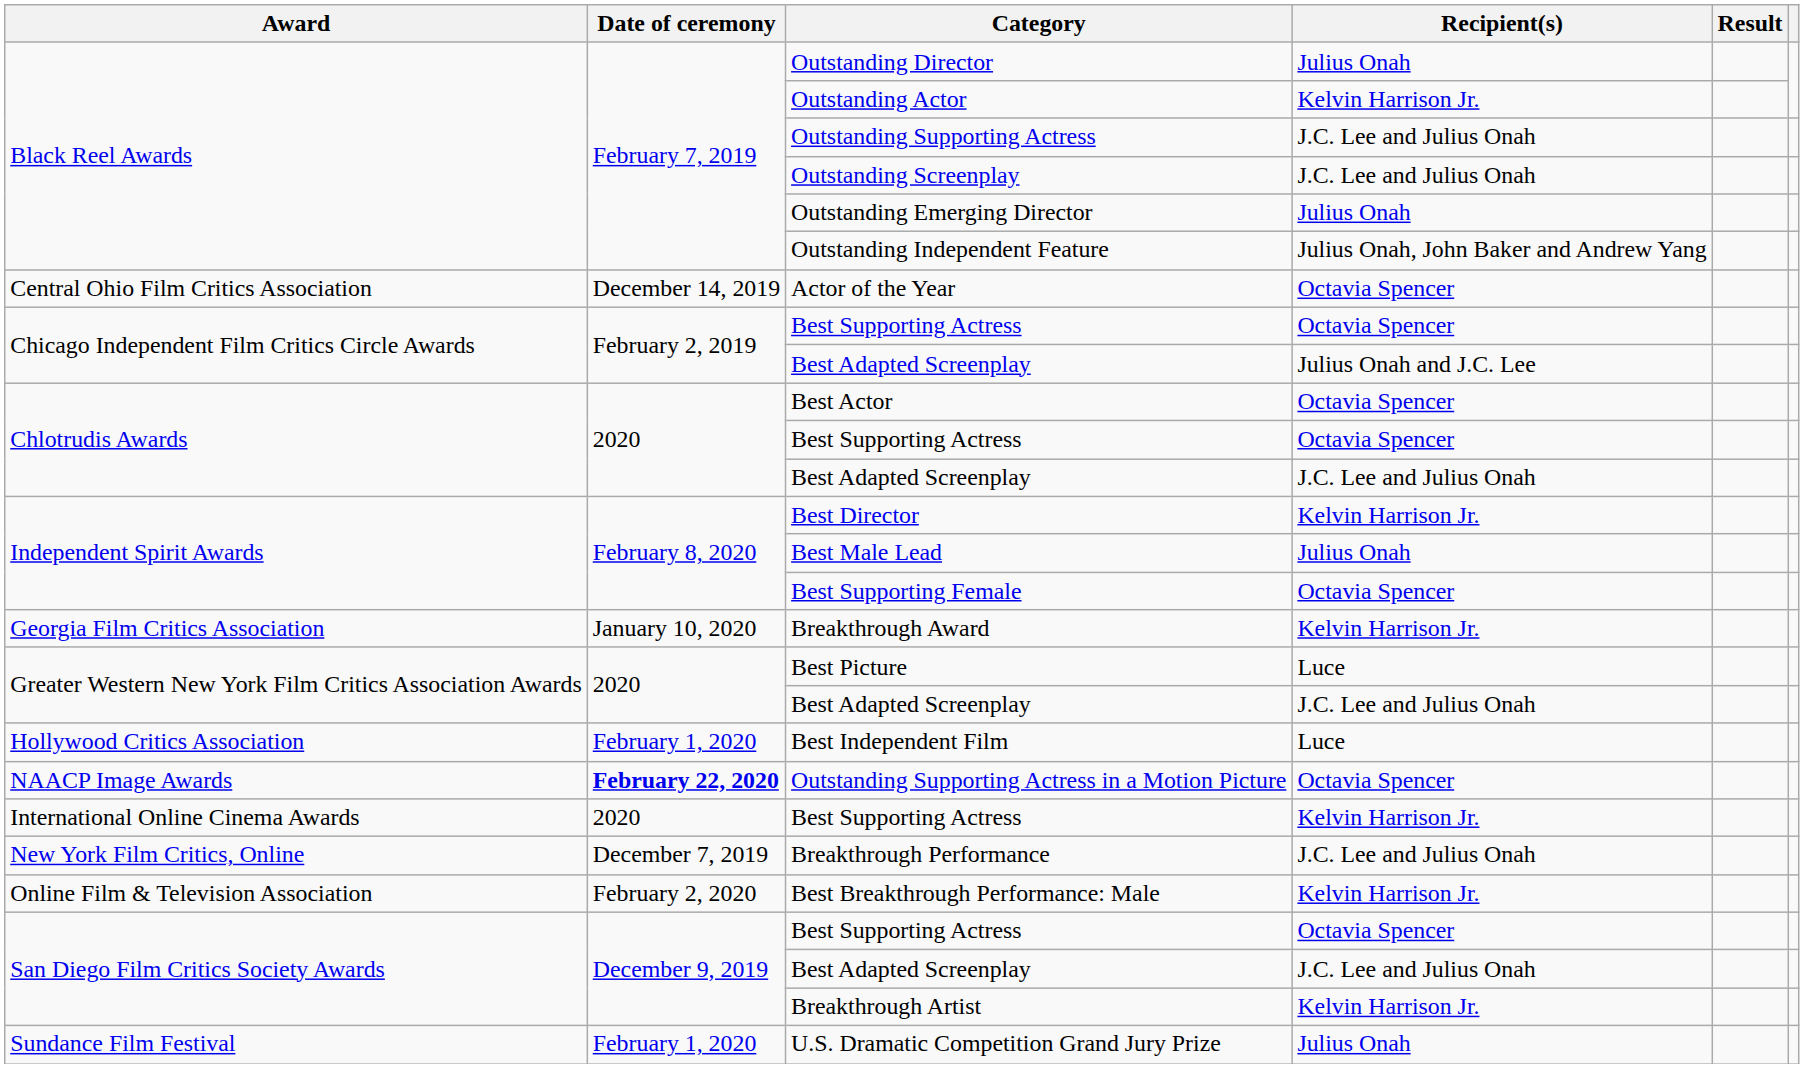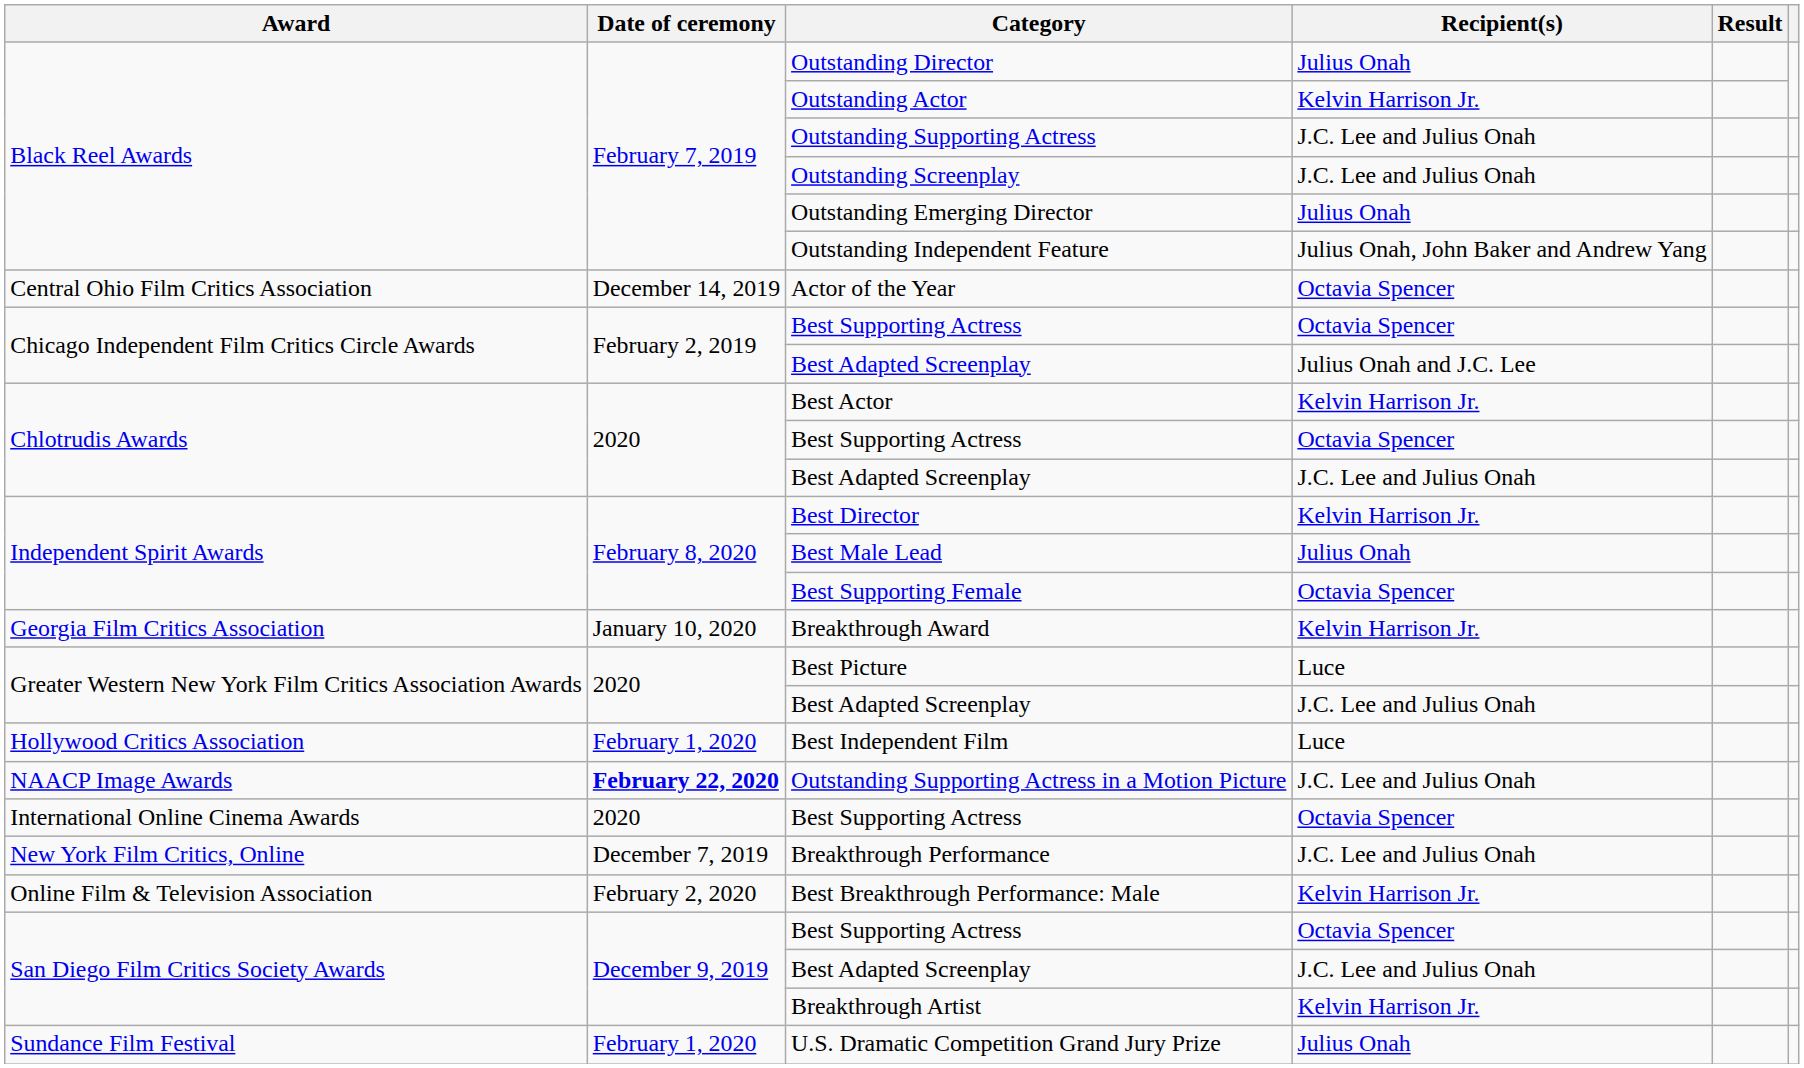(1376, 401) Octavia Spencer -> (1388, 401) Kelvin Harrison Jr.
(1376, 779) Octavia Spencer -> (1417, 779) J.C. Lee and Julius Onah
(1388, 817) Kelvin Harrison Jr. -> (1376, 817) Octavia Spencer
